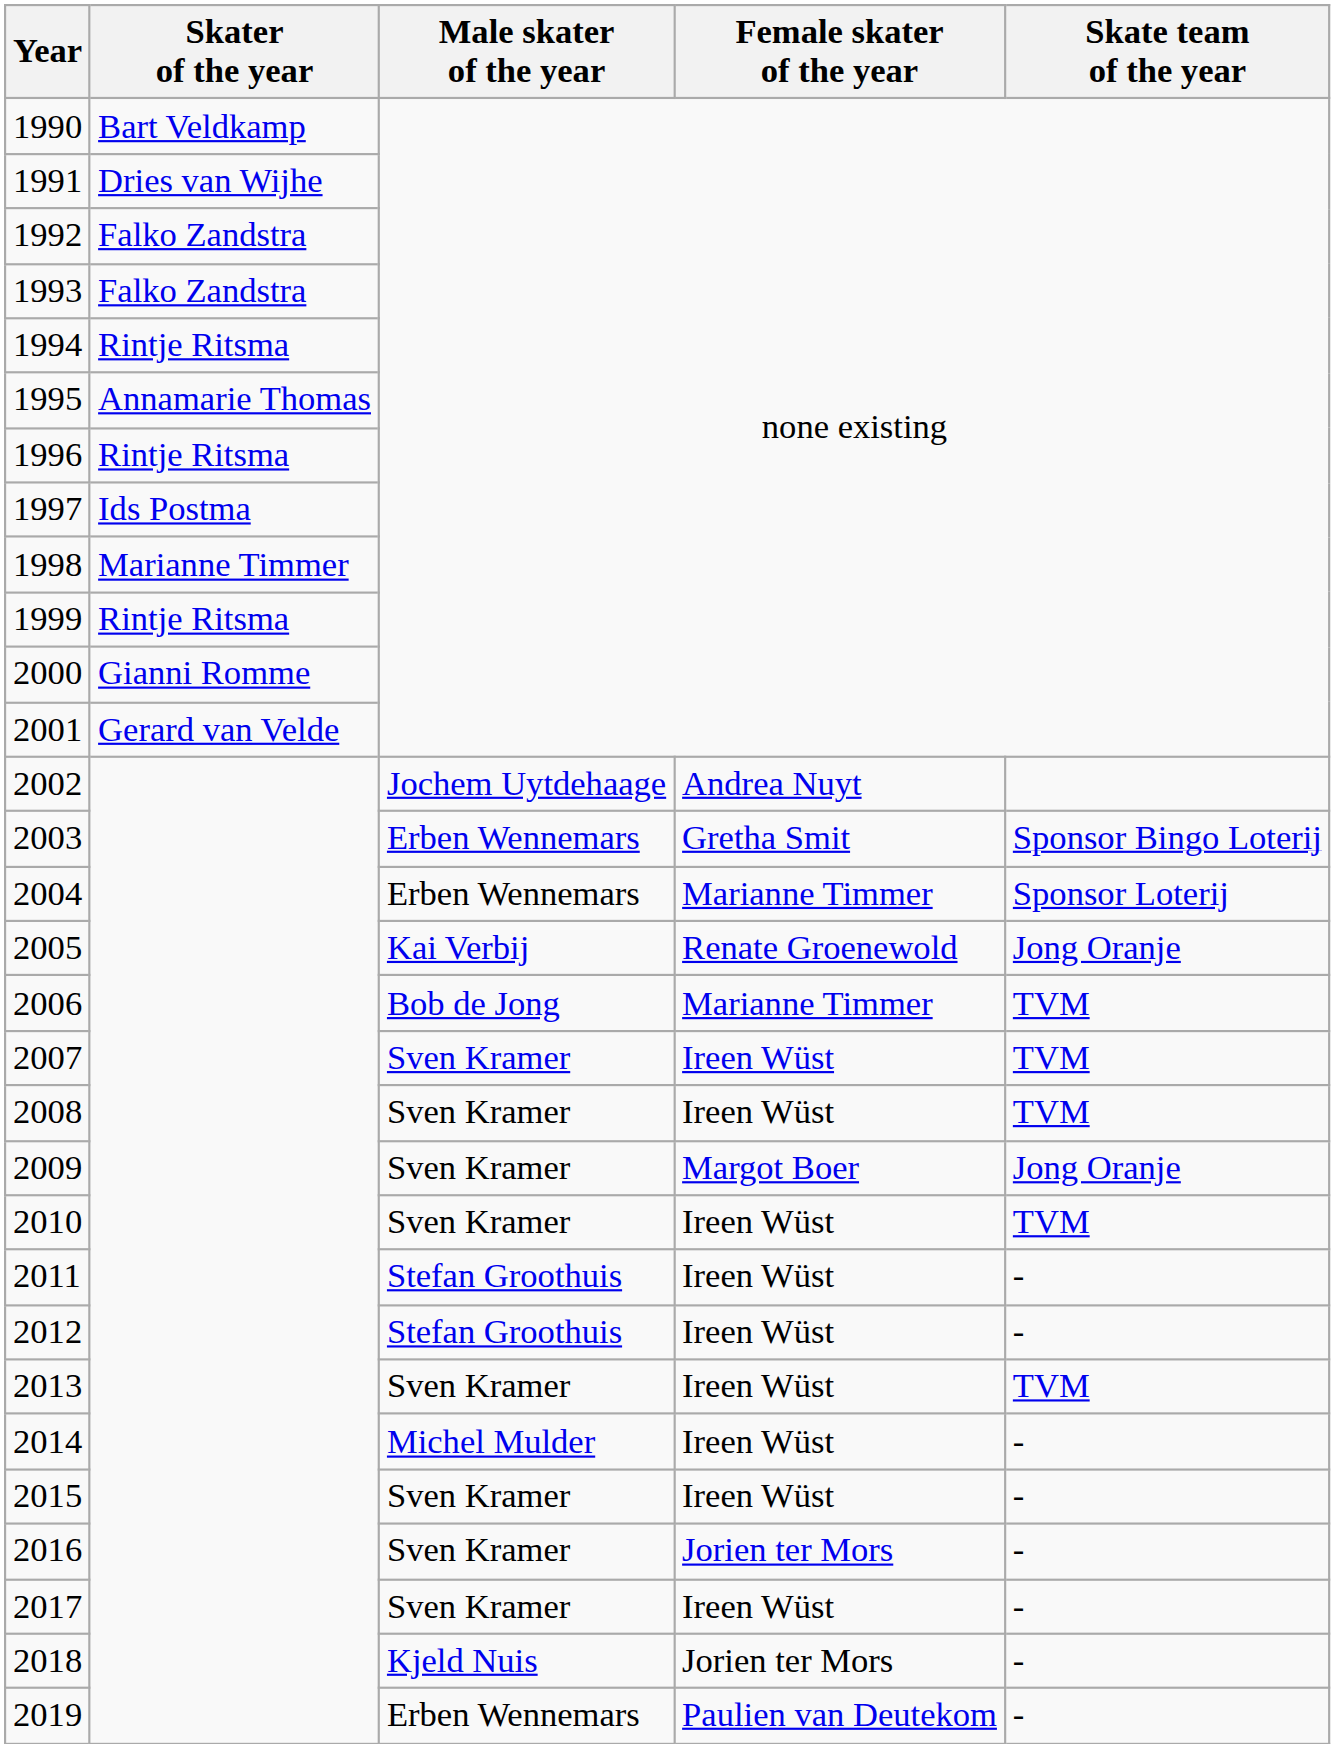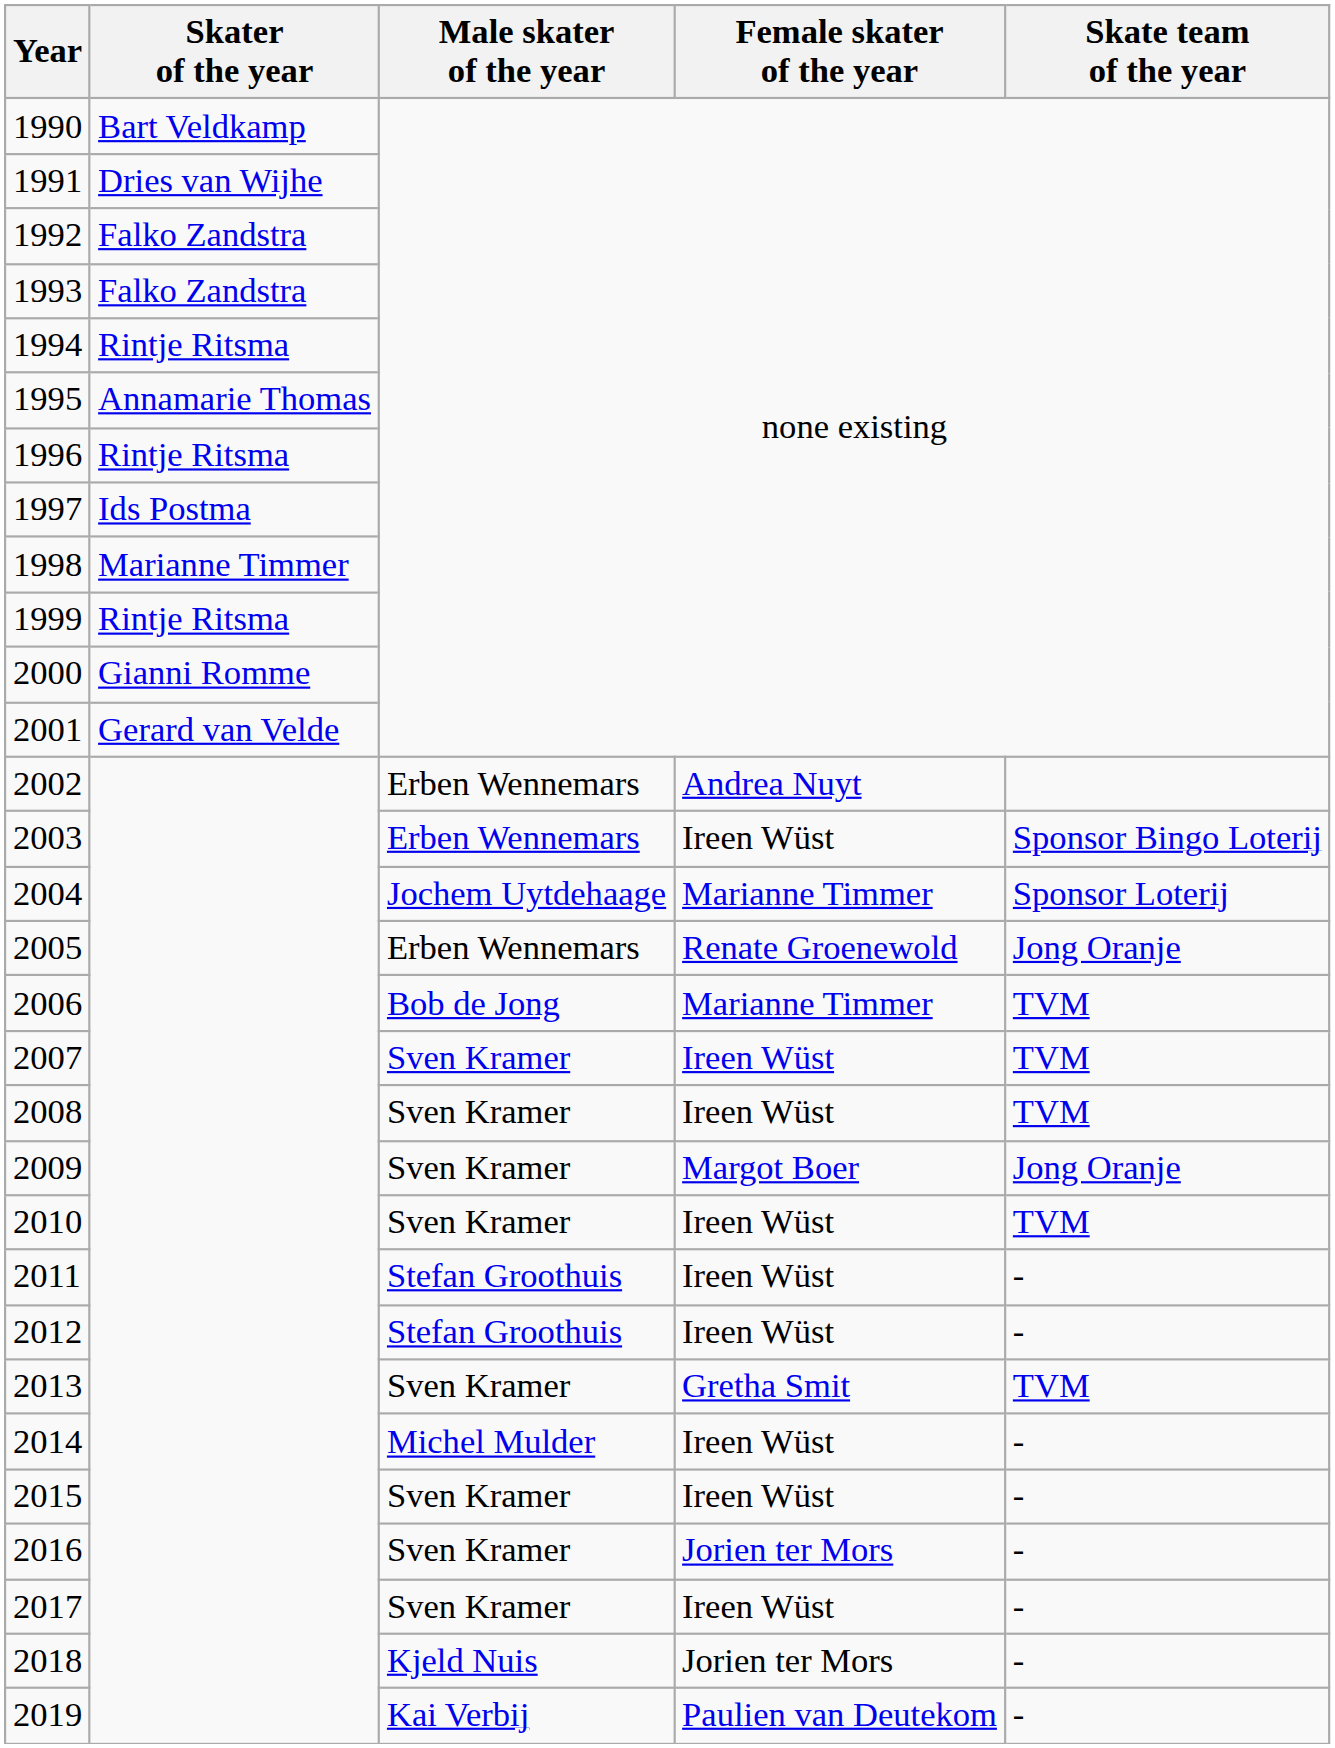(527, 783) Jochem Uytdehaage -> (513, 783) Erben Wennemars
(766, 838) Gretha Smit -> (758, 838) Ireen Wüst
(513, 892) Erben Wennemars -> (527, 892) Jochem Uytdehaage
(458, 947) Kai Verbij -> (513, 947) Erben Wennemars
(758, 1386) Ireen Wüst -> (766, 1386) Gretha Smit
(513, 1715) Erben Wennemars -> (458, 1715) Kai Verbij
